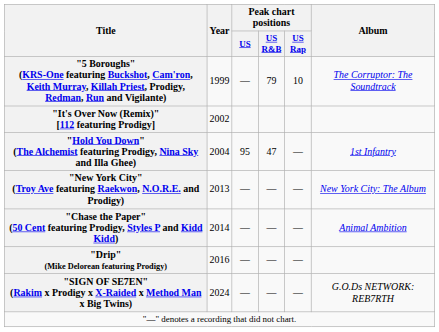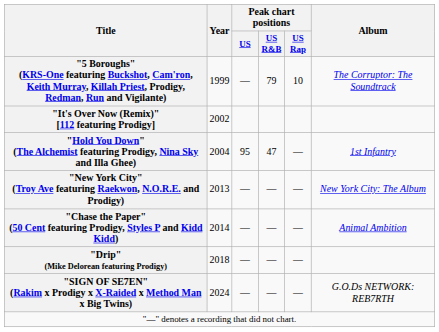(219, 260) 2016 -> (219, 260) 2018
